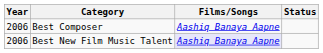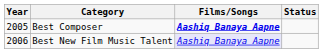(17, 26) 2006 -> (17, 26) 2005
(228, 26) normal -> (228, 26) bold
